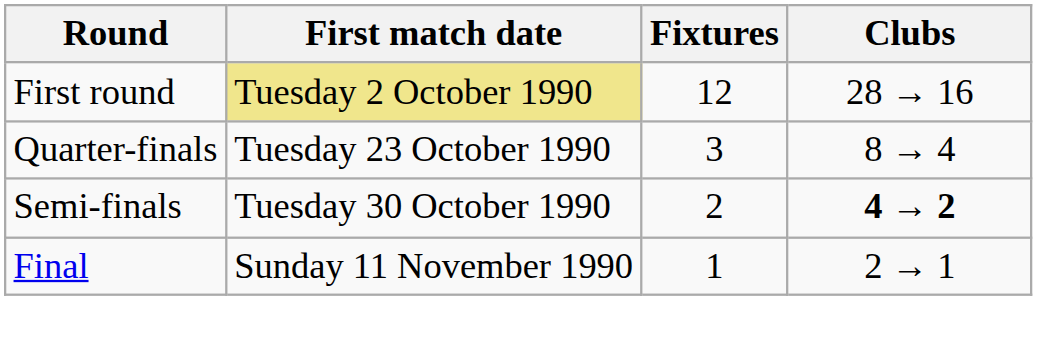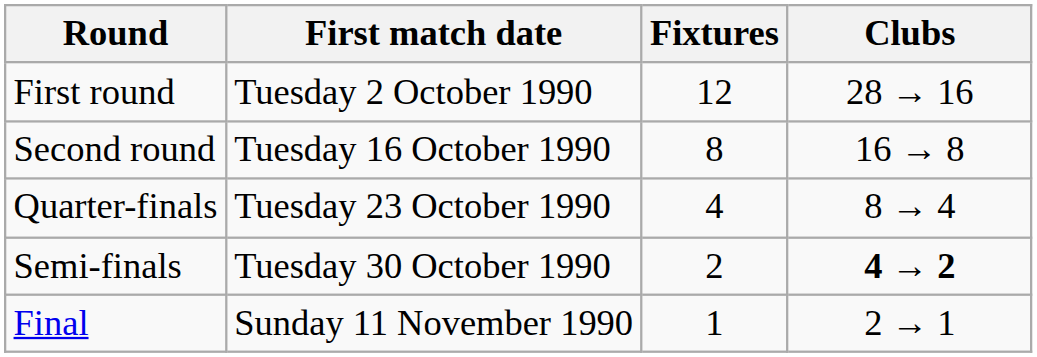(413, 91) khaki background -> (413, 91) no background
+ row: (114, 149)
(714, 149) 3 -> (714, 206) 4
